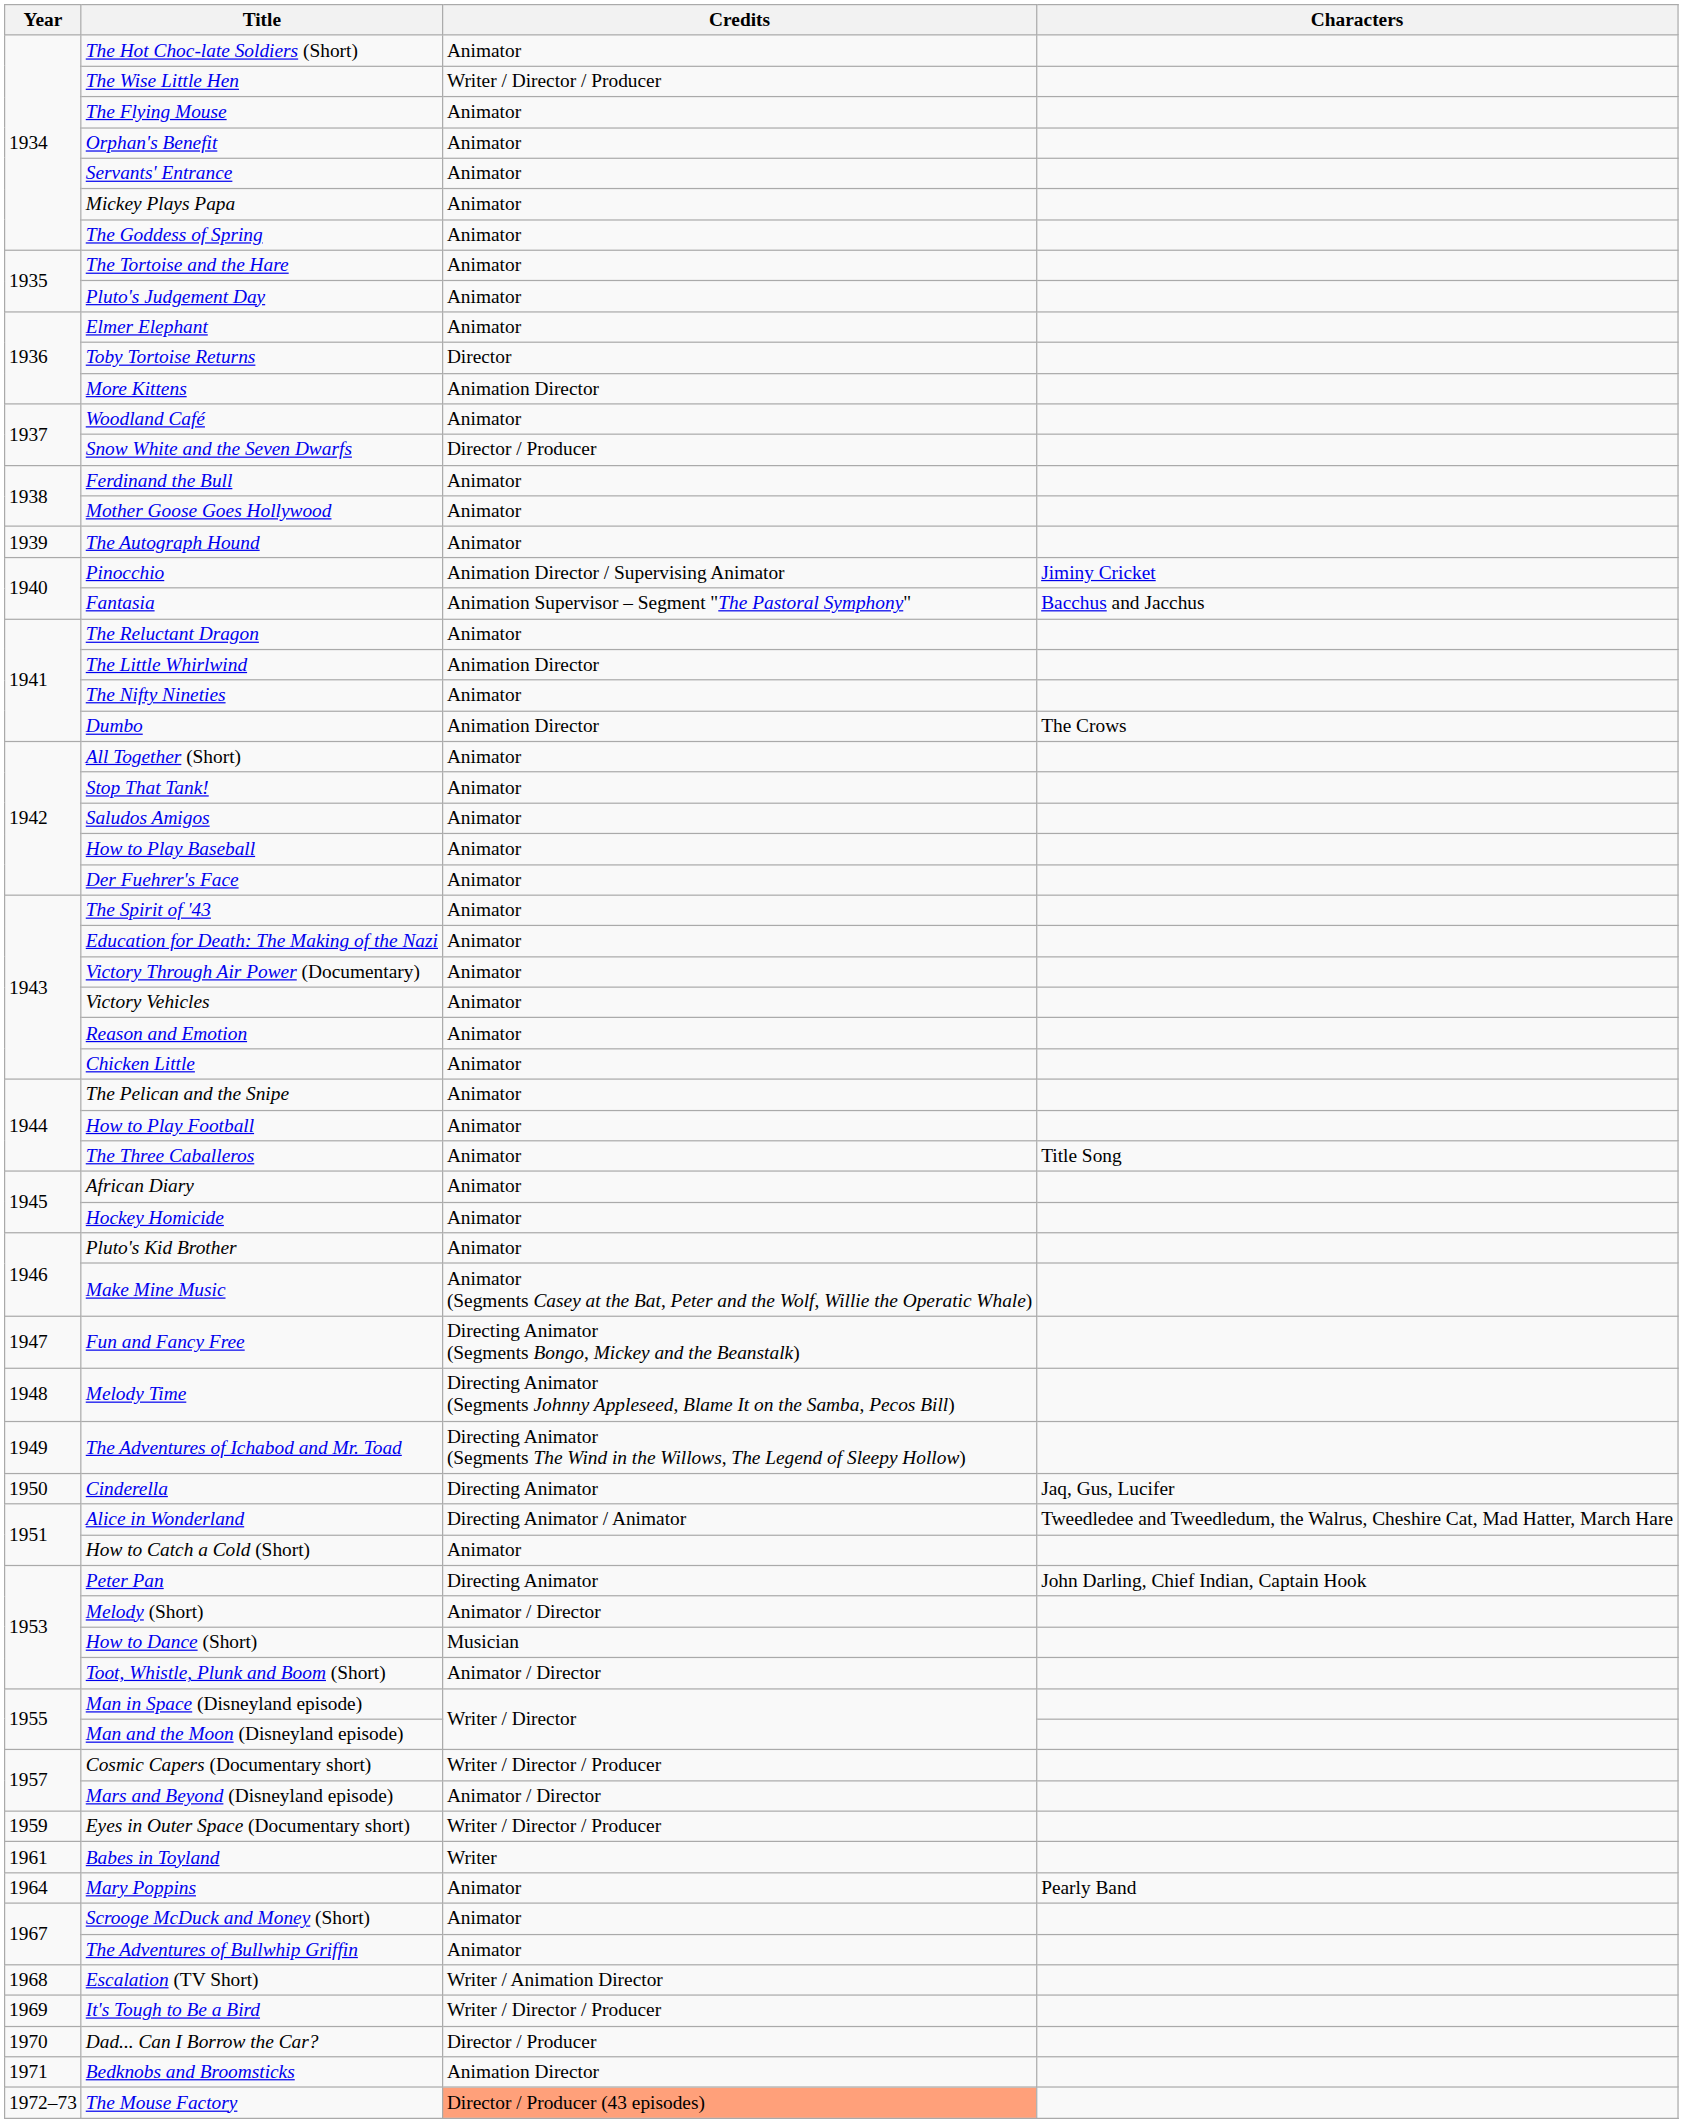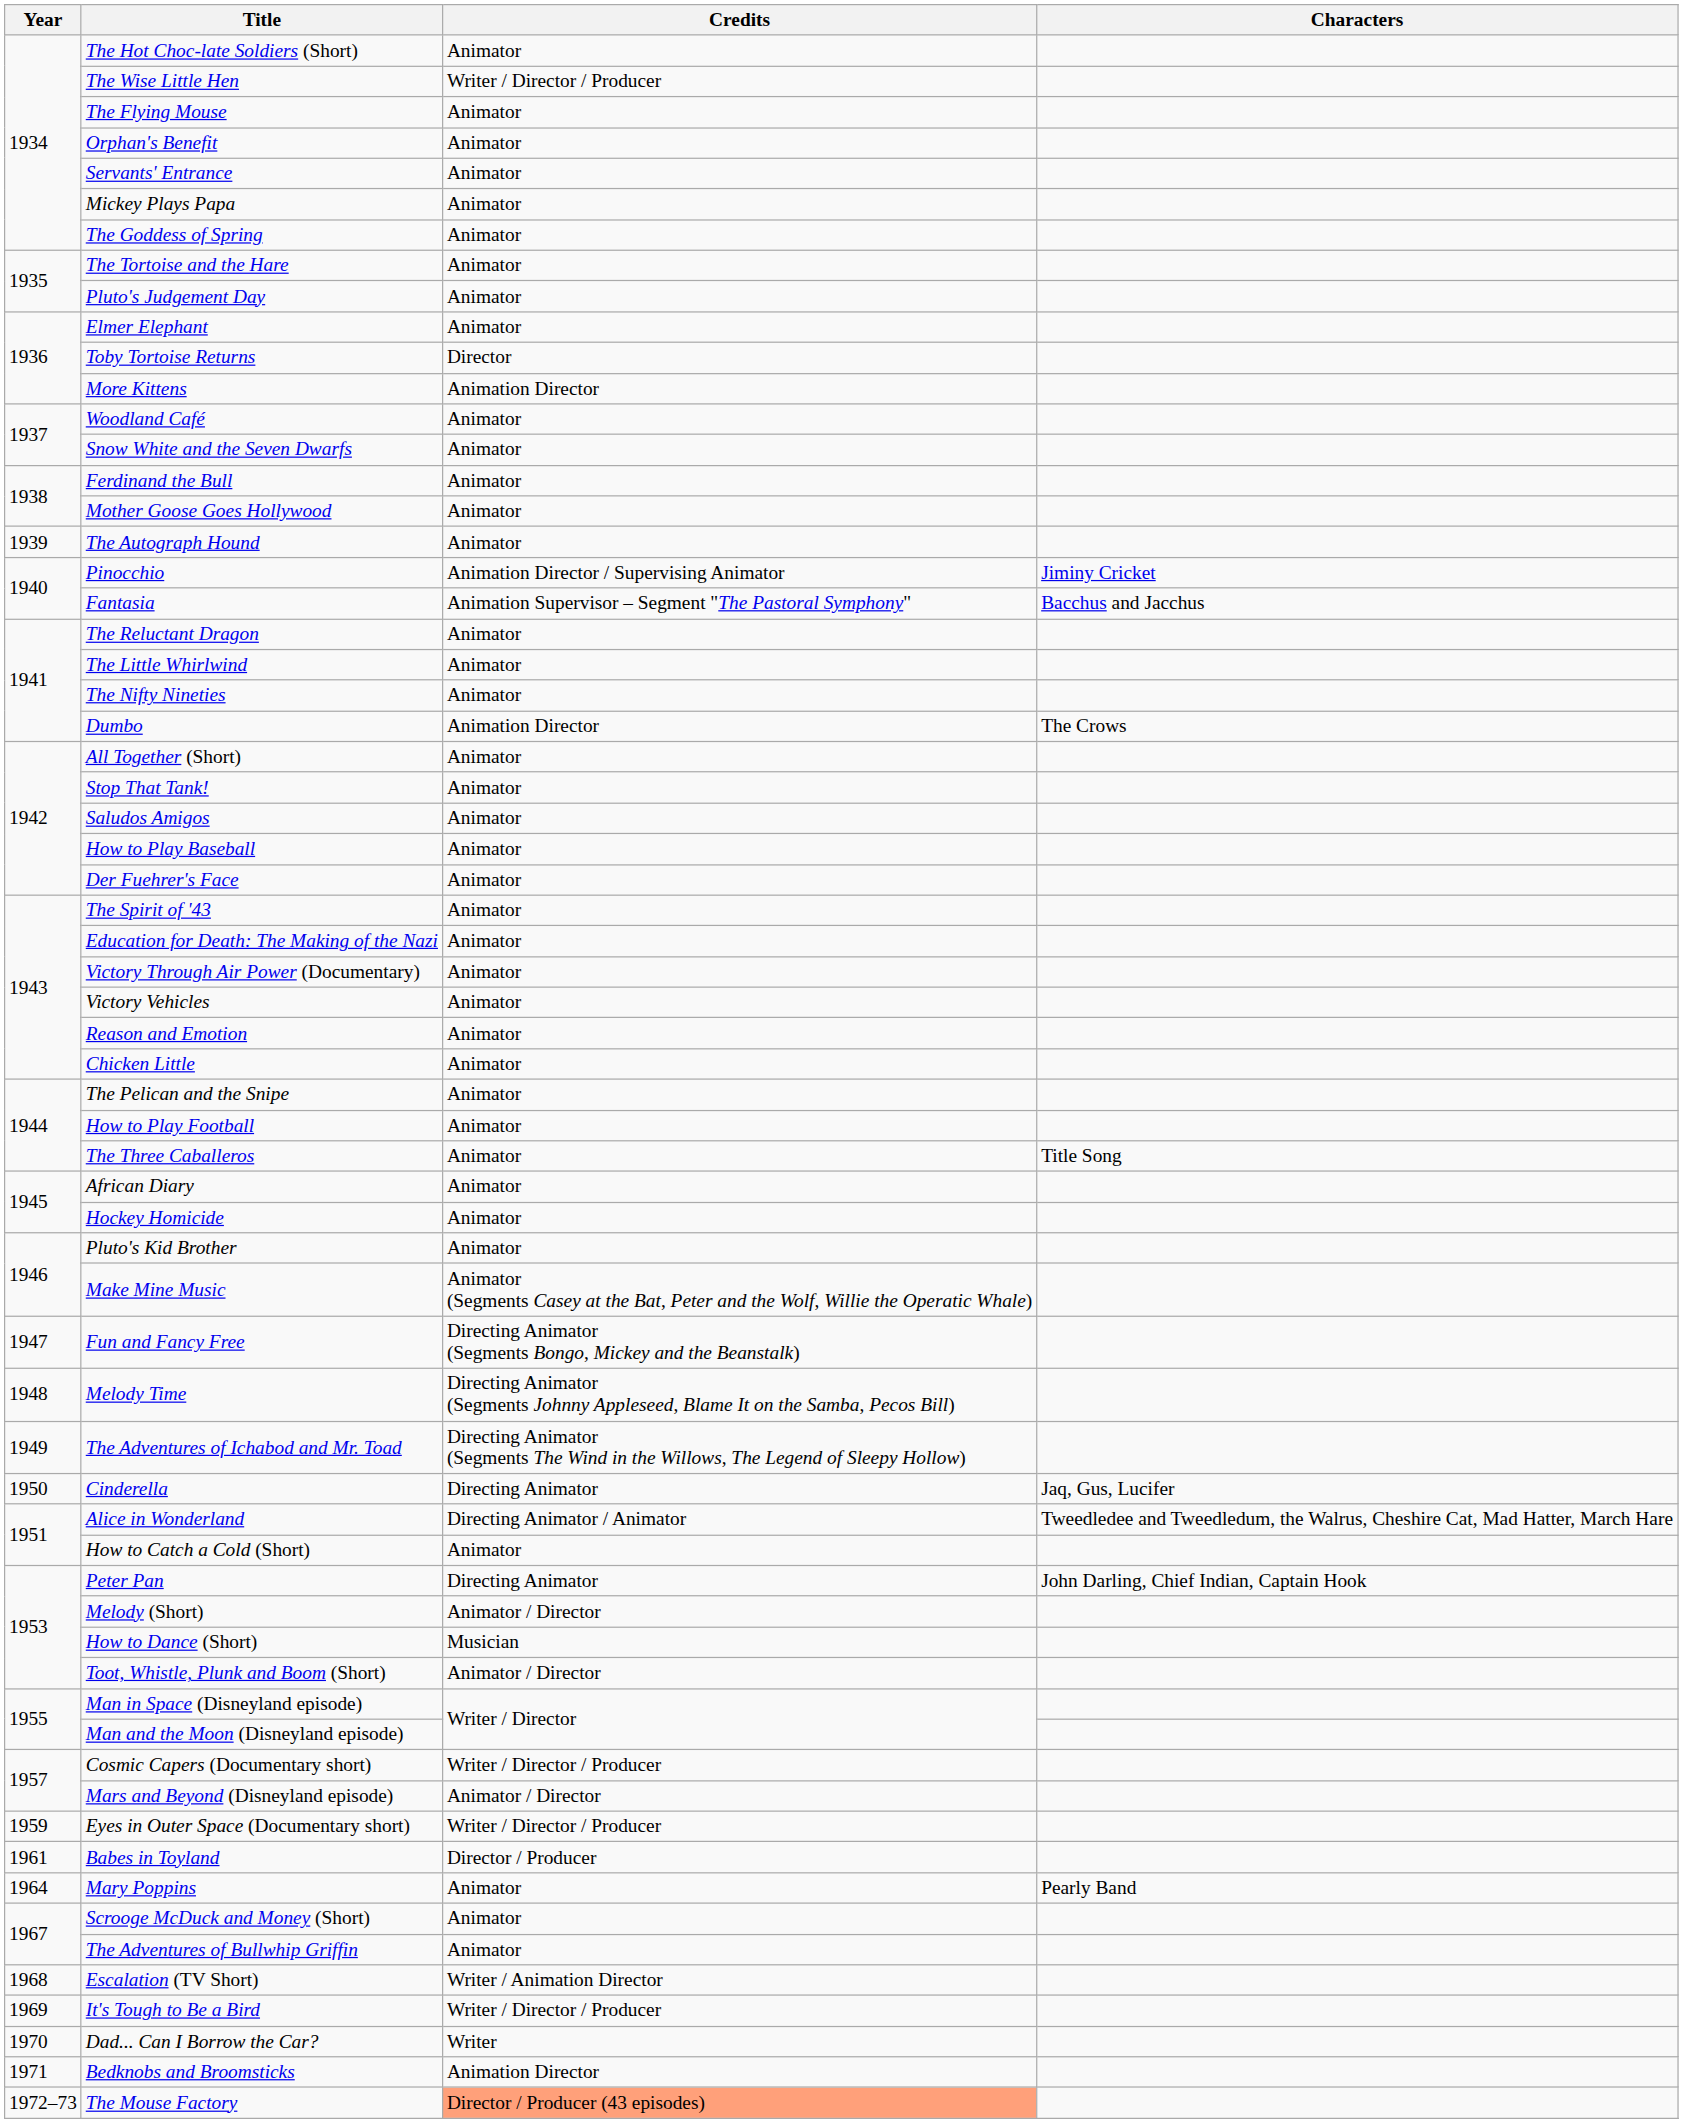(522, 449) Director / Producer -> (484, 449) Animator
(523, 664) Animation Director -> (484, 664) Animator
(472, 1857) Writer -> (522, 1857) Director / Producer
(522, 2041) Director / Producer -> (472, 2041) Writer
